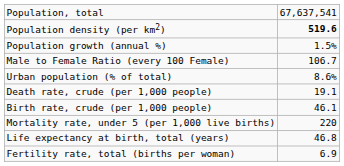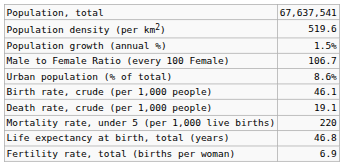(323, 29) bold -> (323, 29) normal
rows swapped: (109, 107) <-> (109, 92)
